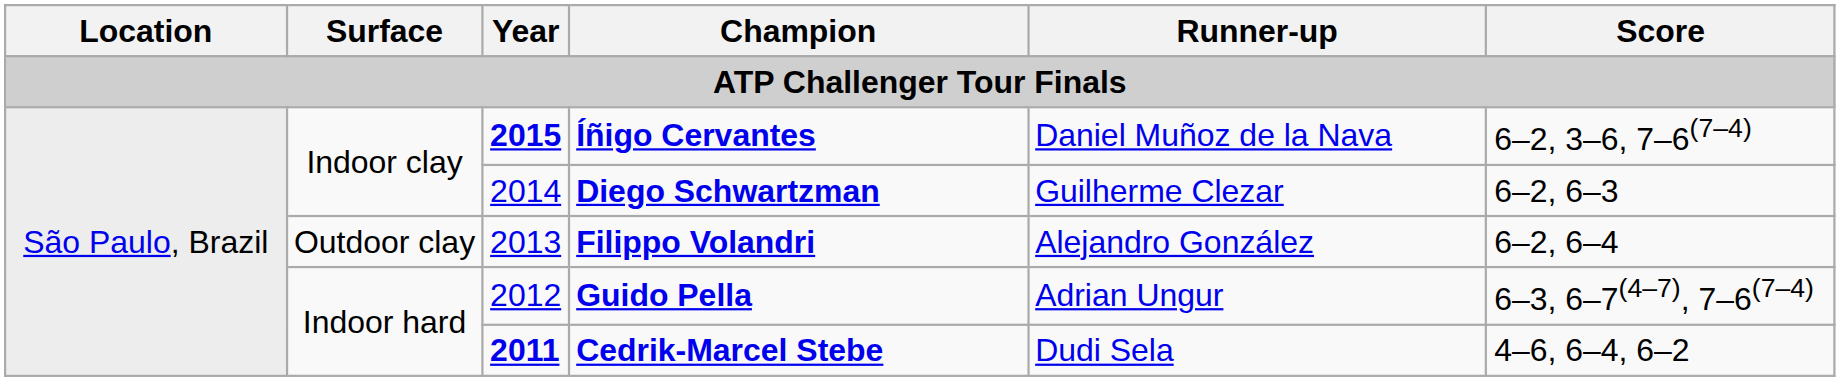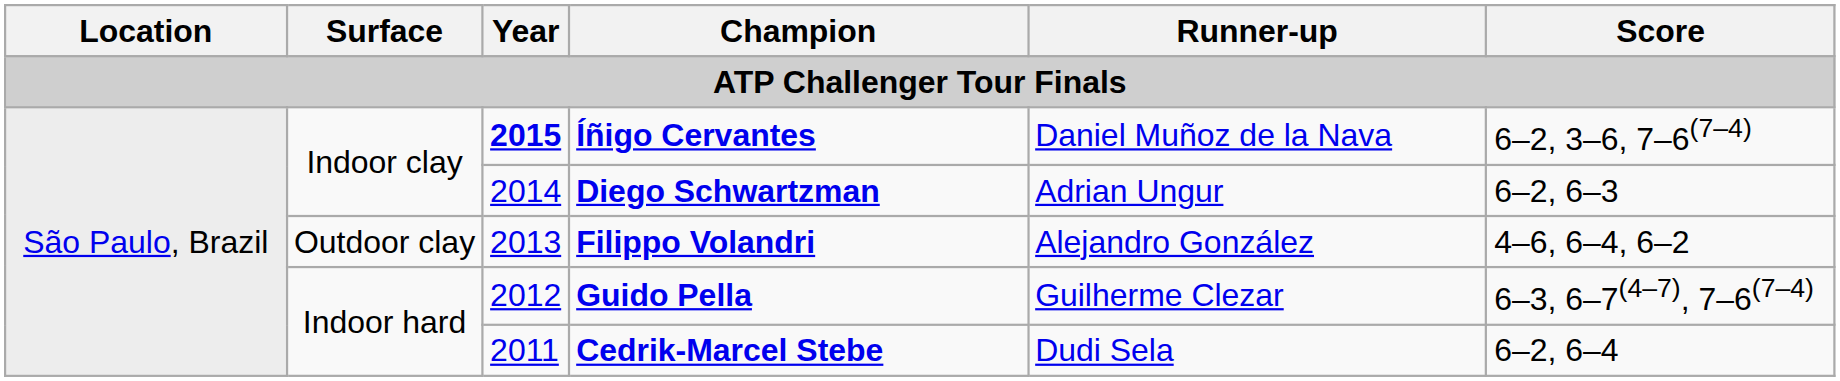(1159, 191) Guilherme Clezar -> (1129, 191) Adrian Ungur
(1556, 241) 6–2, 6–4 -> (1592, 241) 4–6, 6–4, 6–2
(1129, 296) Adrian Ungur -> (1159, 296) Guilherme Clezar
(525, 351) bold -> (524, 351) normal
(1592, 351) 4–6, 6–4, 6–2 -> (1556, 351) 6–2, 6–4
